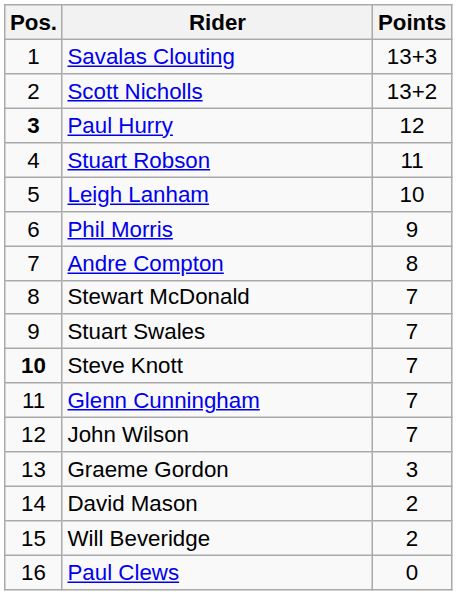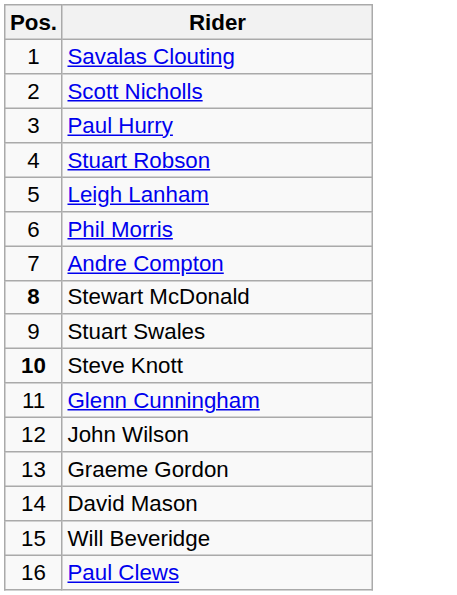- column: (412, 22)
(34, 125) bold -> (34, 125) normal
(34, 297) normal -> (34, 297) bold
